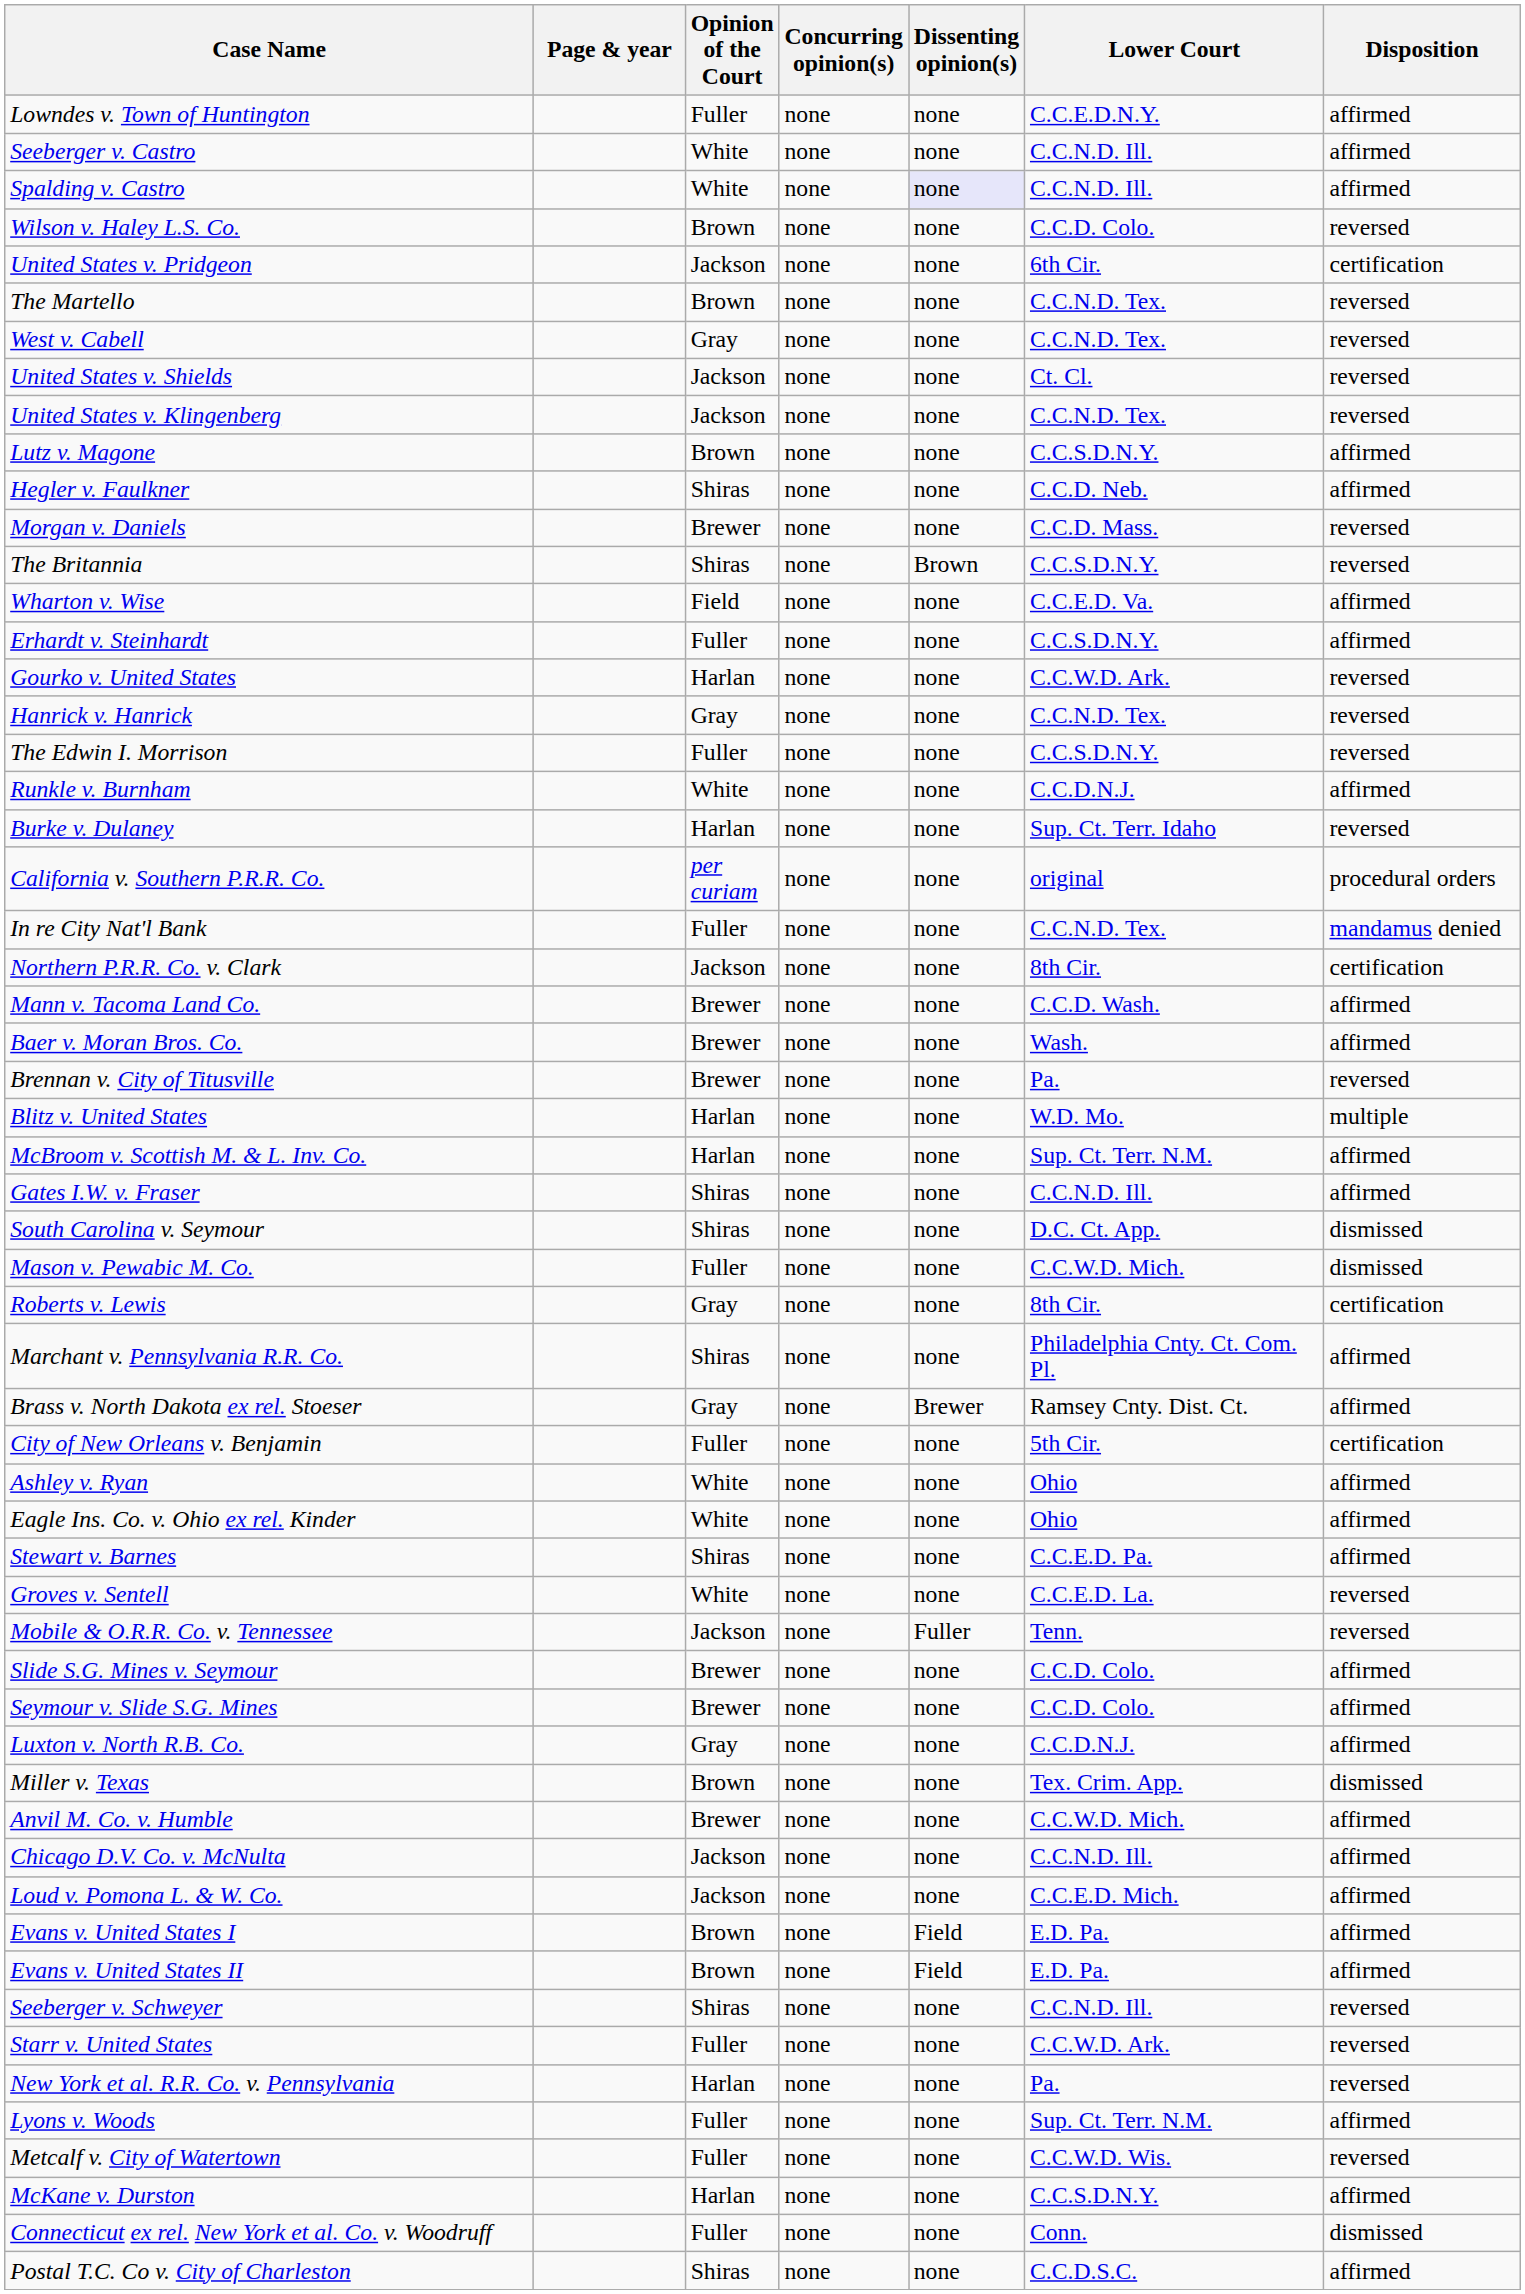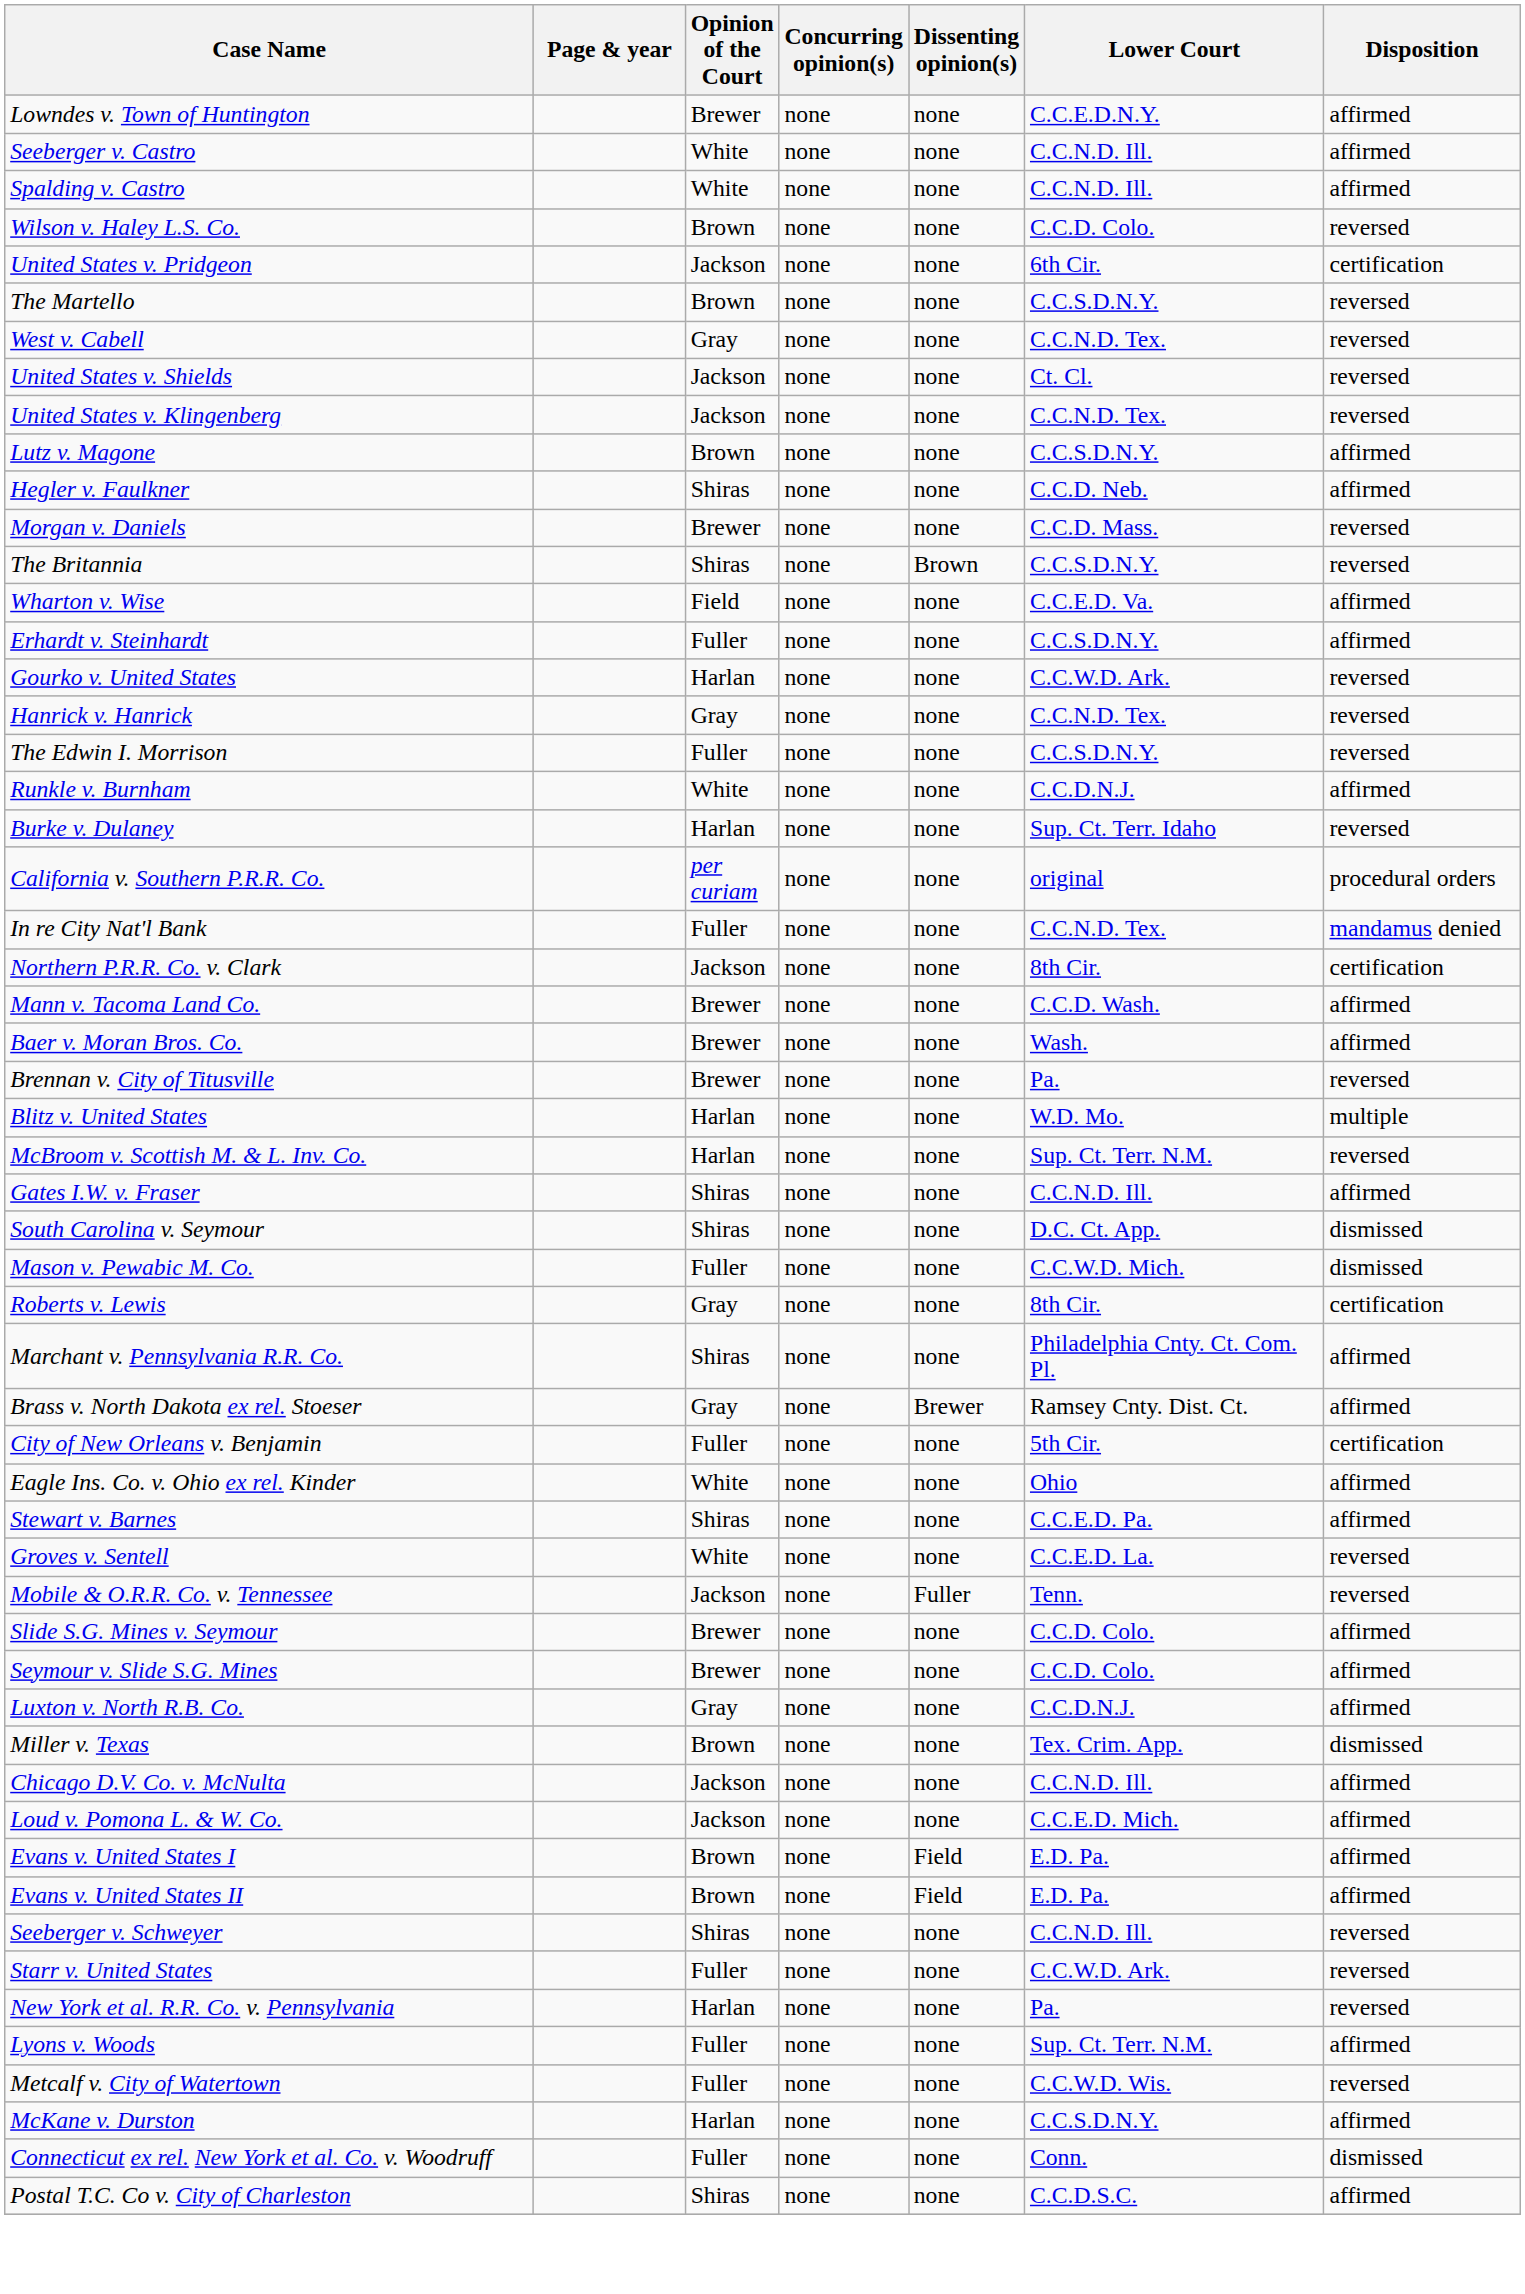(719, 114) Fuller -> (725, 114) Brewer
(937, 189) lavender background -> (937, 189) no background
(1098, 301) C.C.N.D. Tex. -> (1094, 301) C.C.S.D.N.Y.
(1370, 1154) affirmed -> (1370, 1154) reversed
- row: (79, 1481)
- row: (121, 1819)
